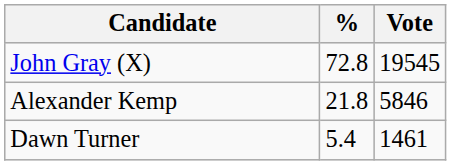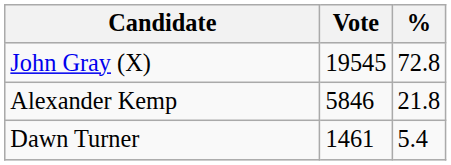columns swapped: (410, 23) <-> (347, 23)
